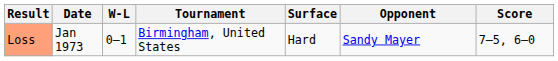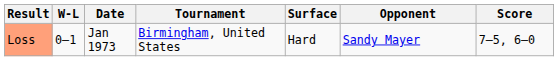columns swapped: (119, 14) <-> (78, 14)
